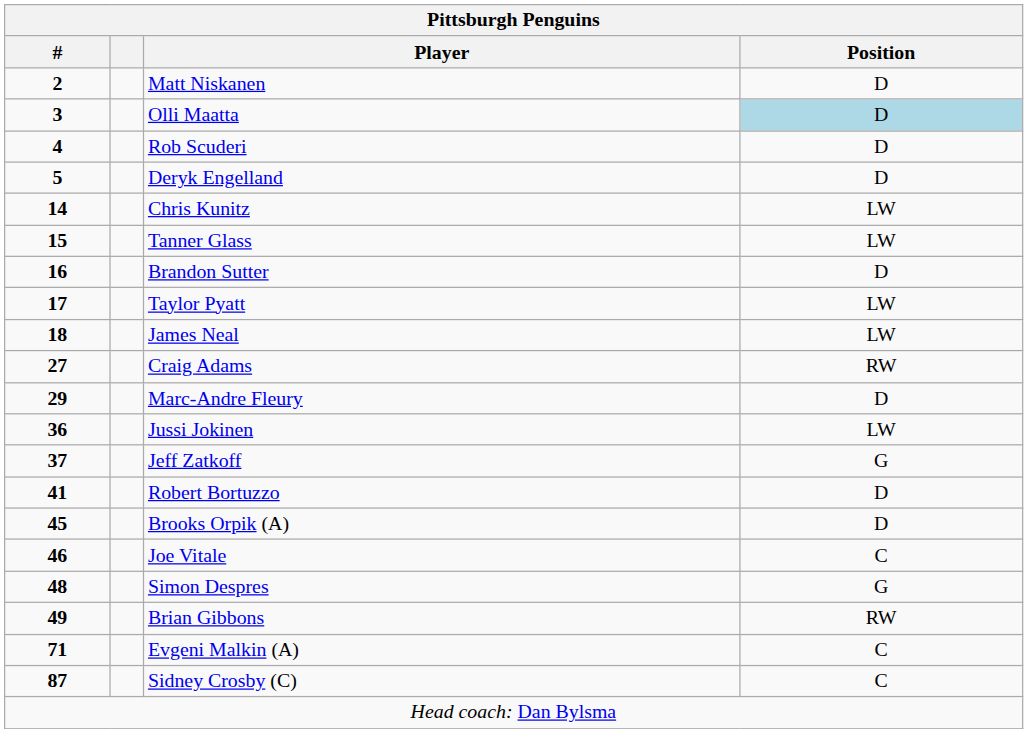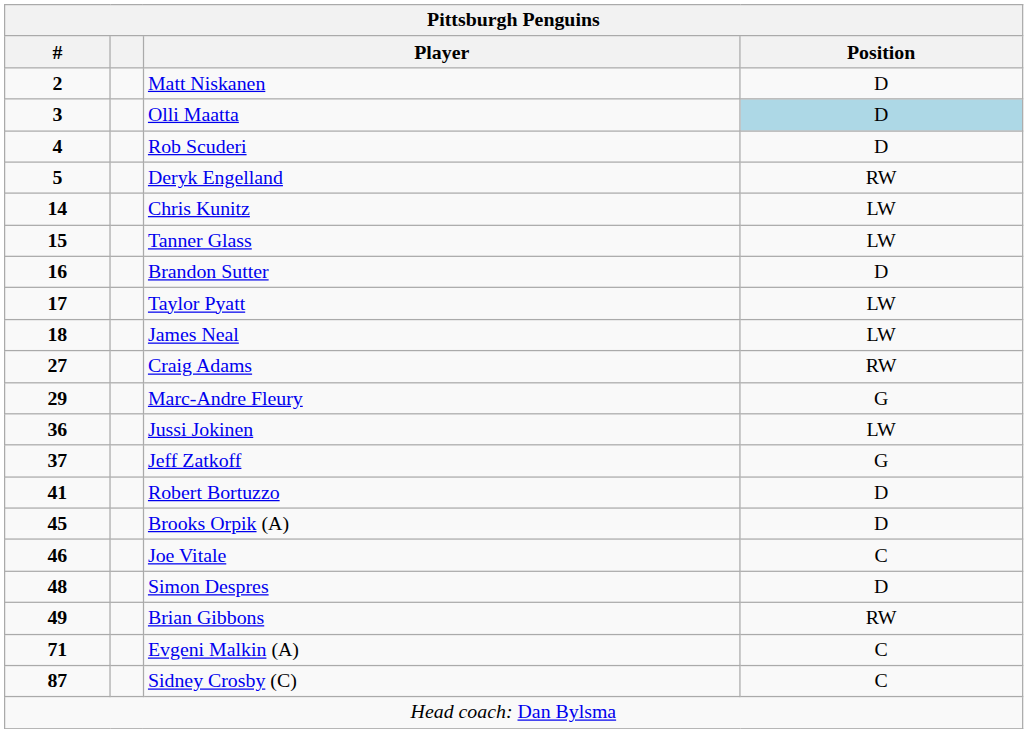(881, 177) D -> (881, 177) RW
(881, 397) D -> (881, 397) G
(881, 586) G -> (881, 586) D
